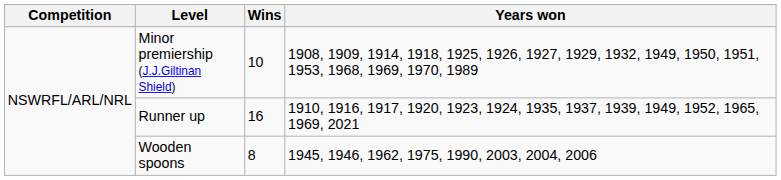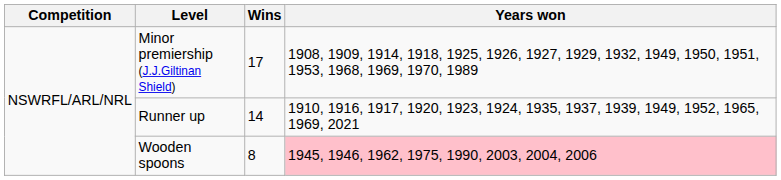(256, 62) 10 -> (256, 62) 17
(256, 117) 16 -> (256, 117) 14
(443, 155) no background -> (443, 155) pink background
